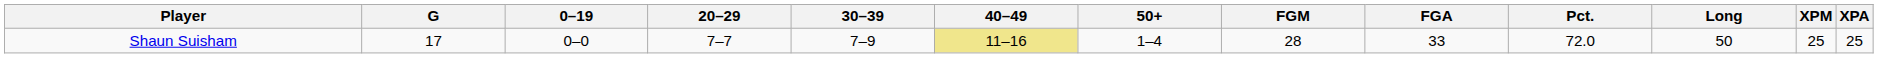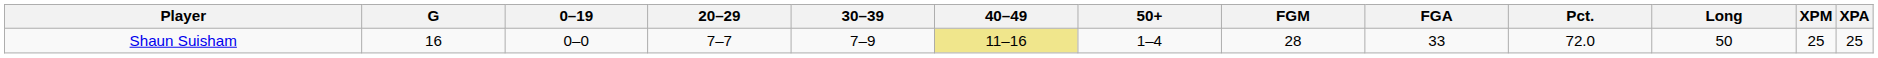(433, 40) 17 -> (433, 40) 16
